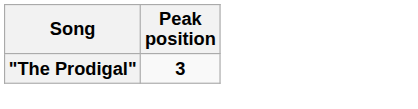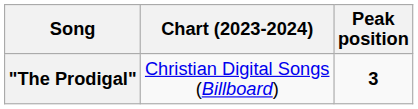+ column: (237, 29)
